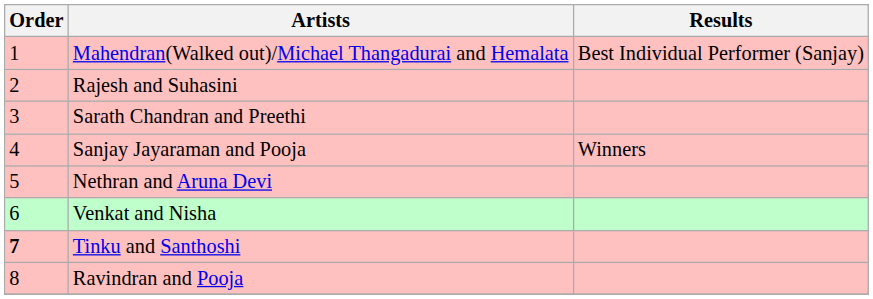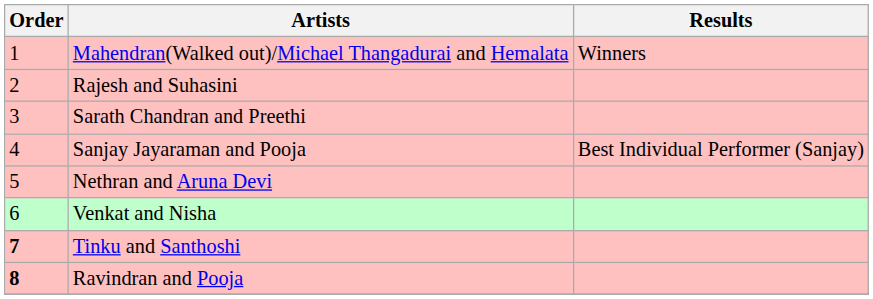(721, 52) Best Individual Performer (Sanjay) -> (612, 52) Winners
(612, 149) Winners -> (721, 149) Best Individual Performer (Sanjay)
(14, 278) normal -> (14, 278) bold
